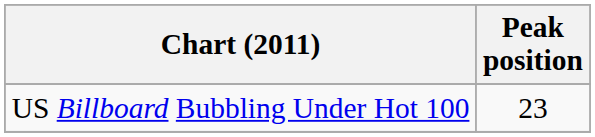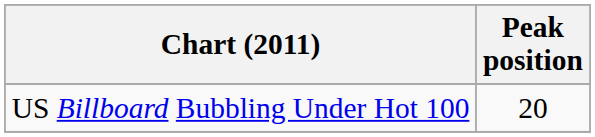(533, 107) 23 -> (533, 107) 20
